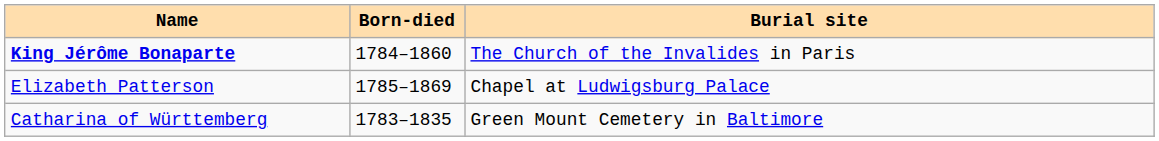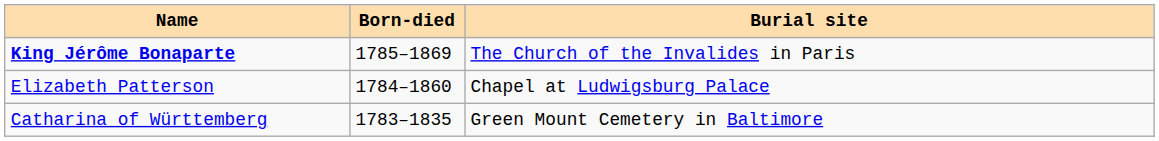(404, 54) 1784–1860 -> (404, 54) 1785–1869
(404, 87) 1785–1869 -> (404, 87) 1784–1860
